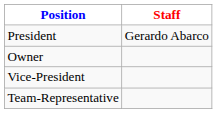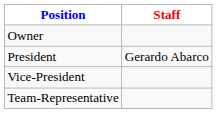rows swapped: (25, 56) <-> (32, 35)
